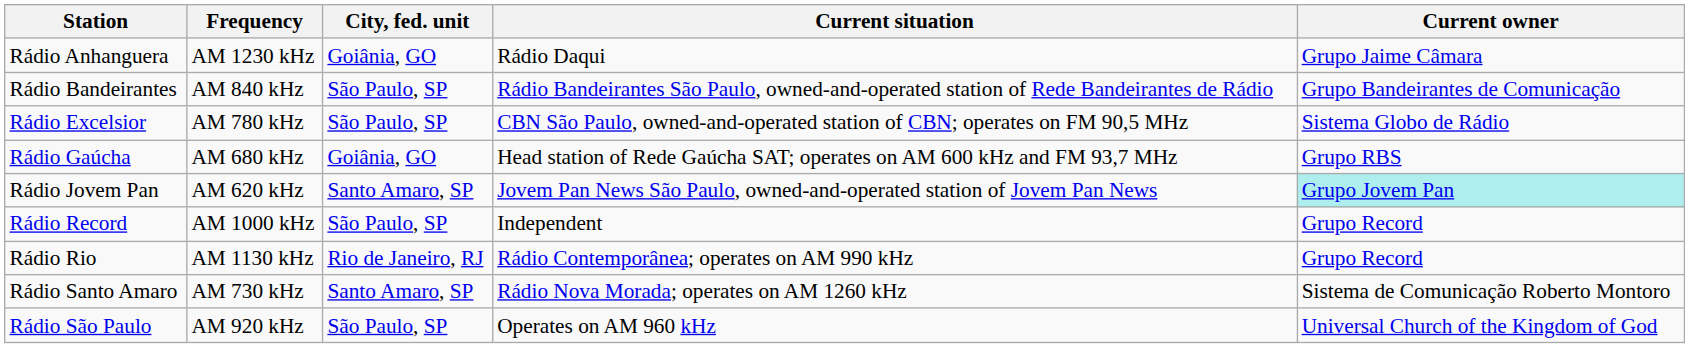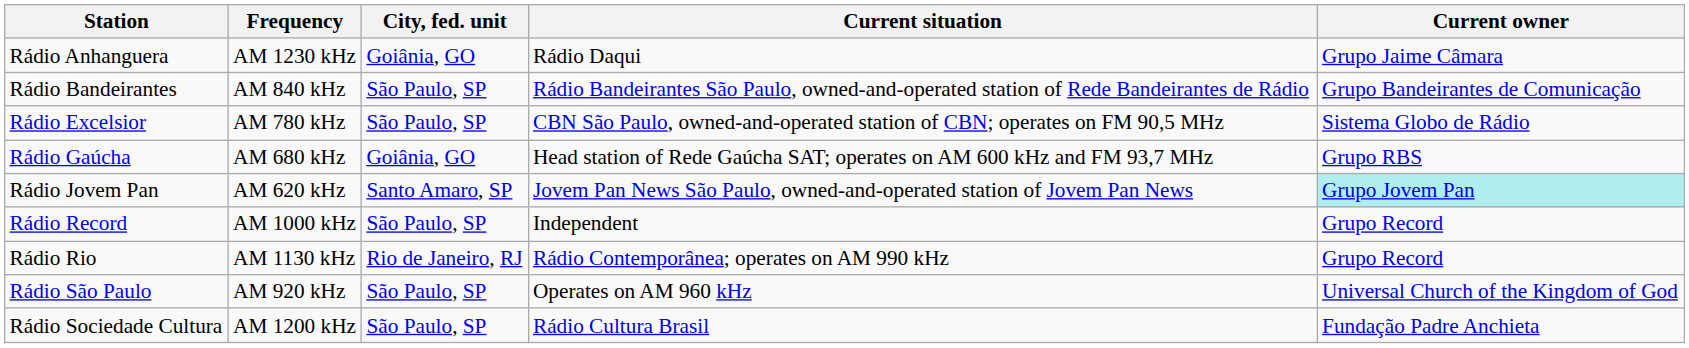- row: (94, 291)
+ row: (116, 325)
